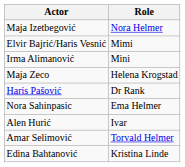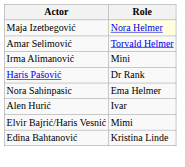(137, 28) no background -> (137, 28) lightyellow background
rows swapped: (39, 138) <-> (56, 43)
- row: (28, 75)
